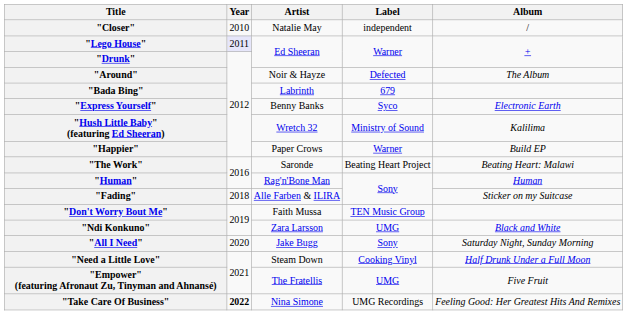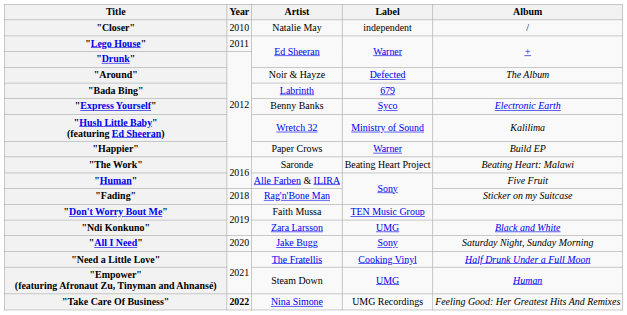(239, 43) lavender background -> (239, 43) no background
(297, 180) Rag'n'Bone Man -> (297, 180) Alle Farben & ILIRA
(528, 180) Human -> (528, 180) Five Fruit
(297, 196) Alle Farben & ILIRA -> (297, 196) Rag'n'Bone Man
(297, 259) Steam Down -> (297, 259) The Fratellis
(297, 280) The Fratellis -> (297, 280) Steam Down
(528, 280) Five Fruit -> (528, 280) Human
